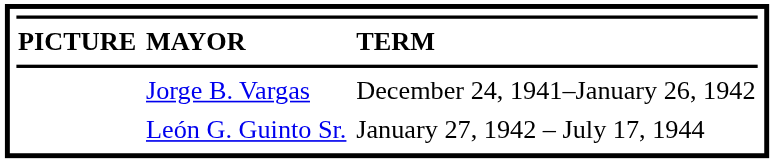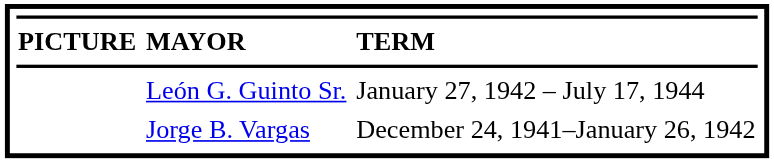rows swapped: (228, 90) <-> (246, 129)
